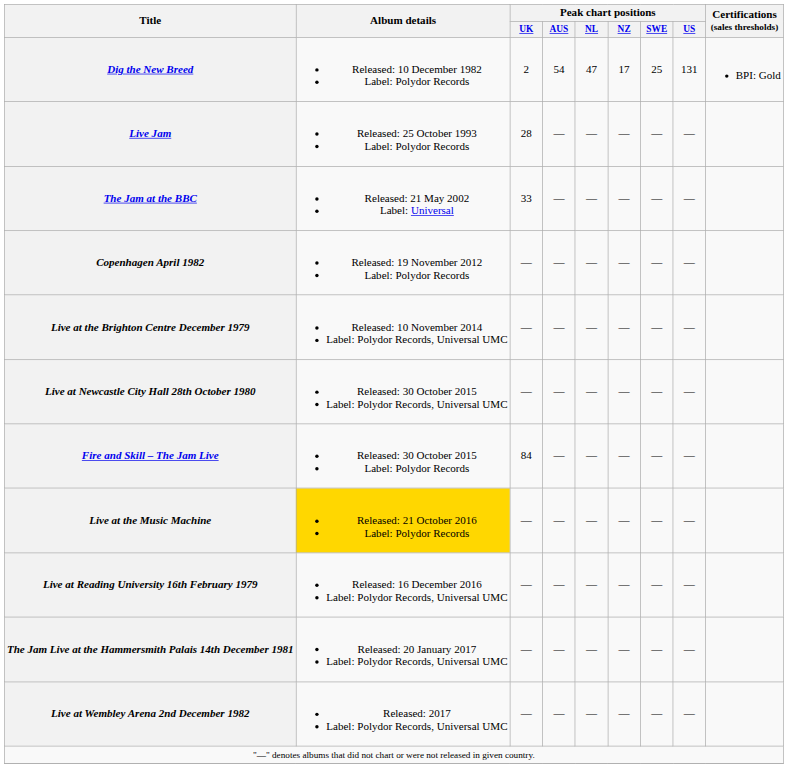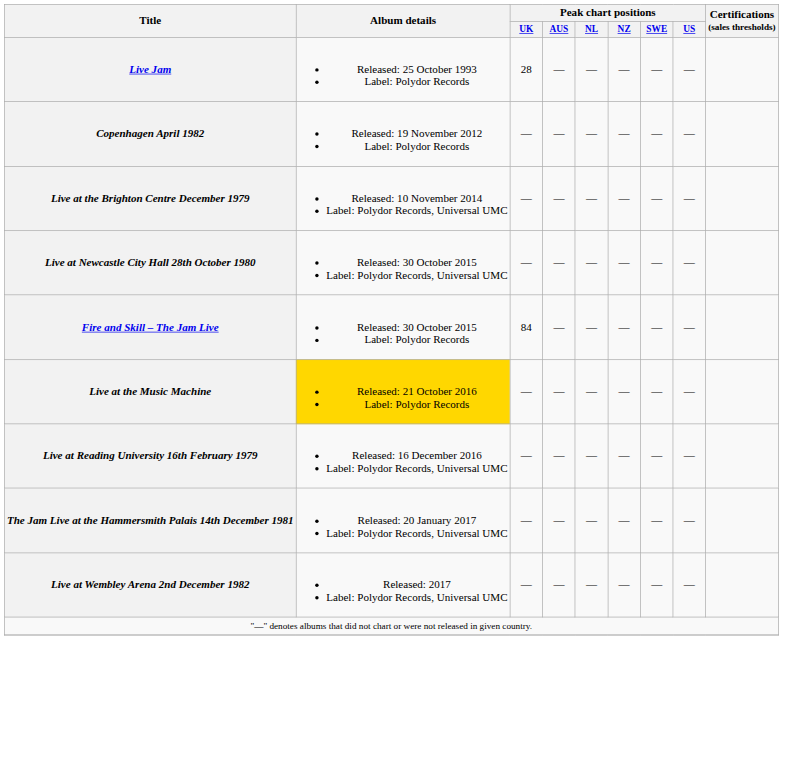- row: (150, 69)
- row: (150, 198)
